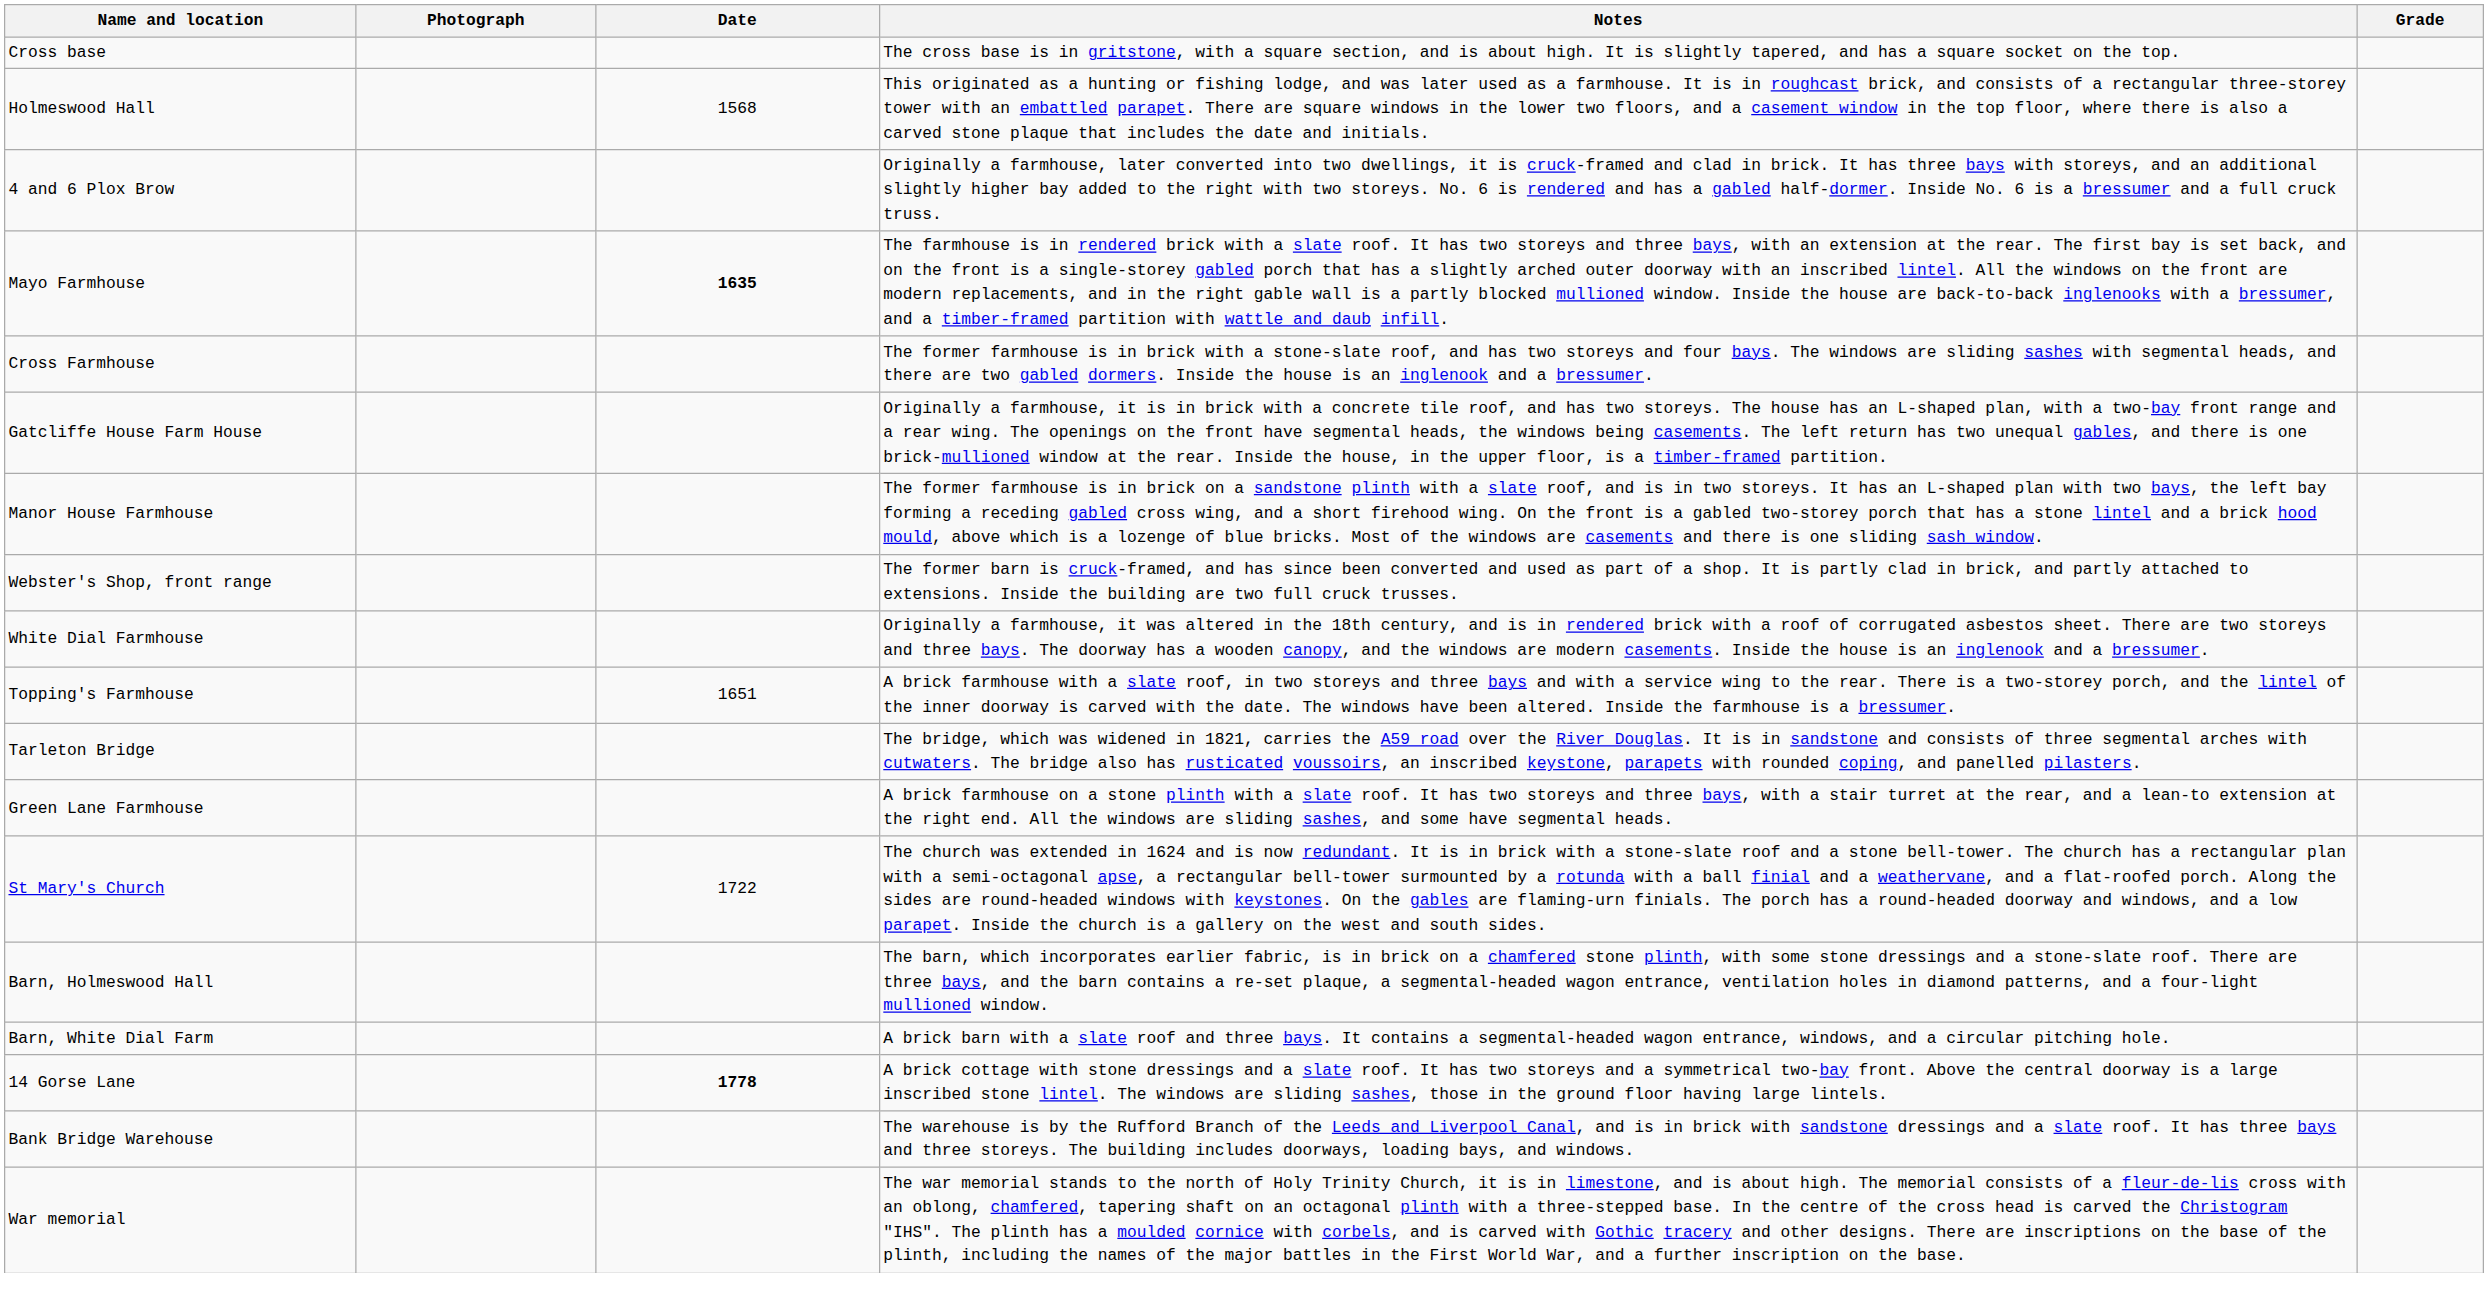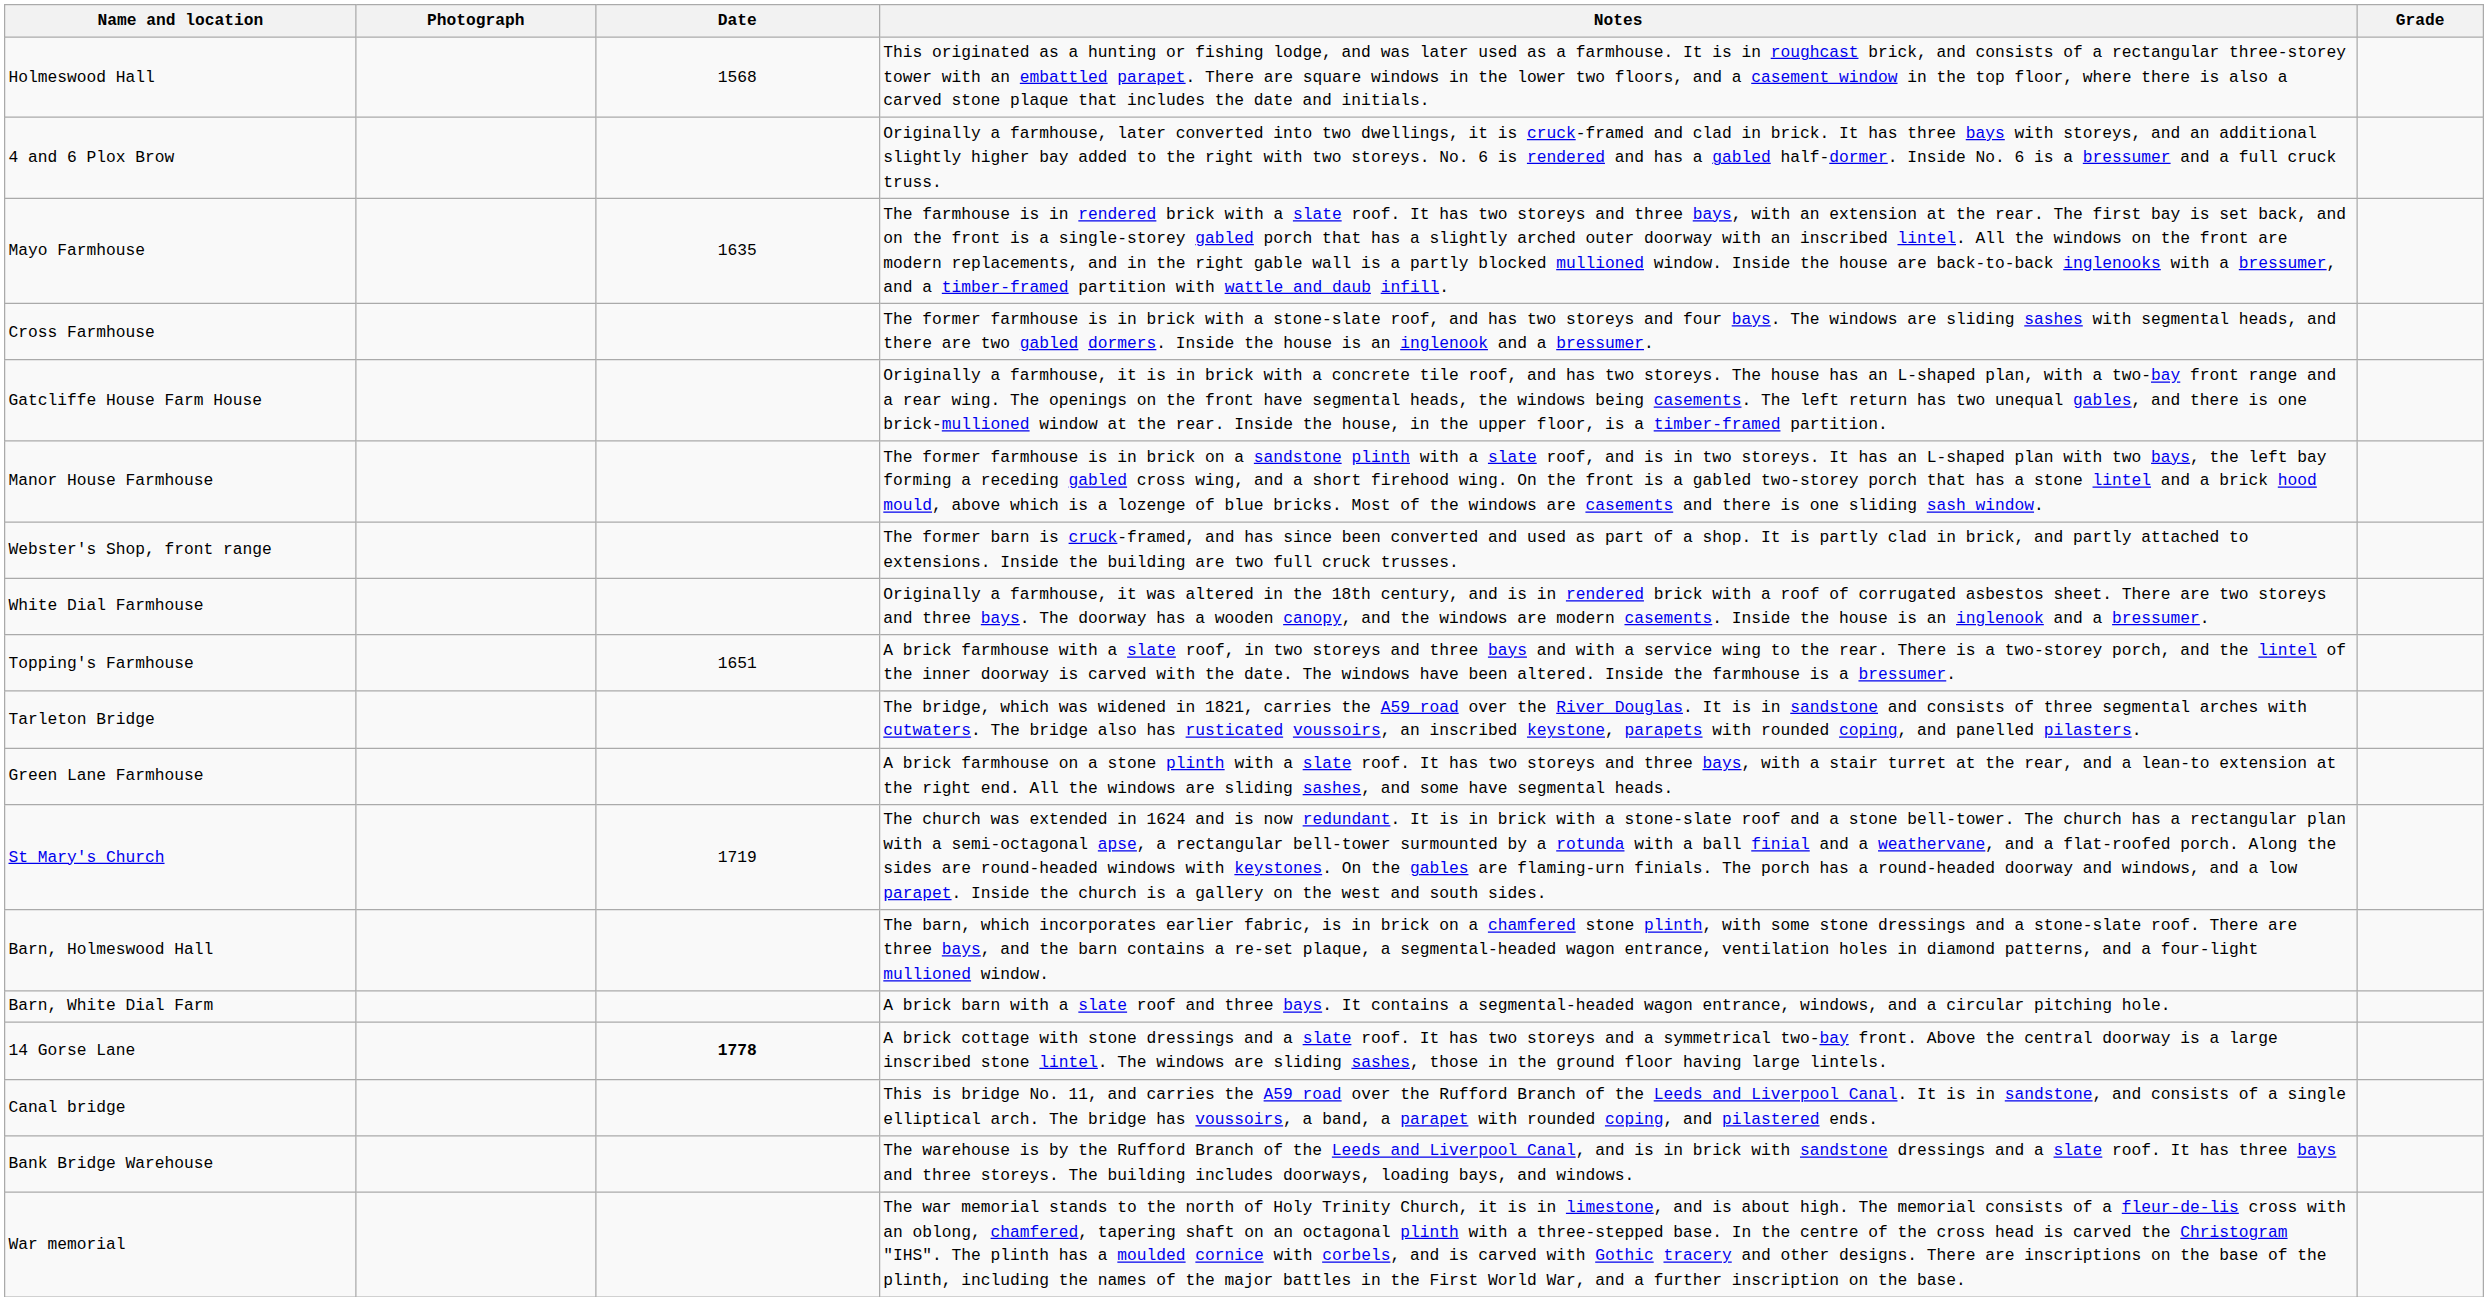- row: (57, 52)
(737, 283) bold -> (737, 251) normal
(737, 889) 1722 -> (737, 857) 1719
+ row: (67, 1107)
